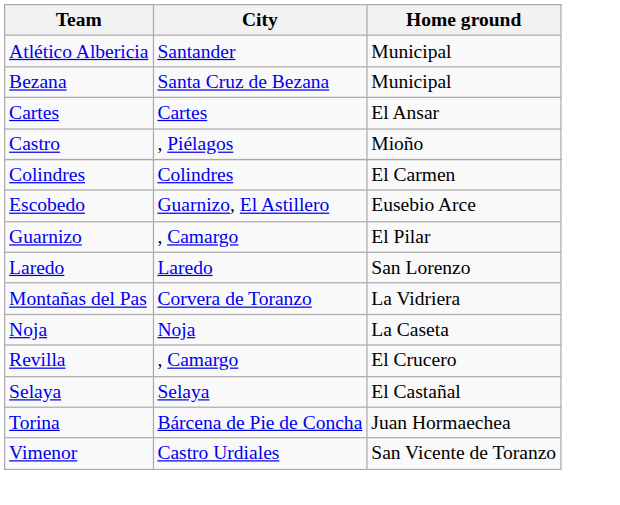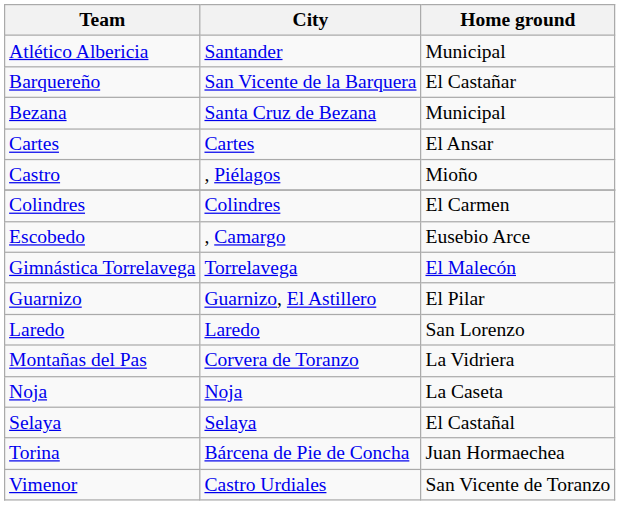+ row: (55, 81)
(243, 205) Guarnizo, El Astillero -> (245, 236) , Camargo
+ row: (102, 267)
(198, 236) , Camargo -> (290, 298) Guarnizo, El Astillero
- row: (37, 360)
